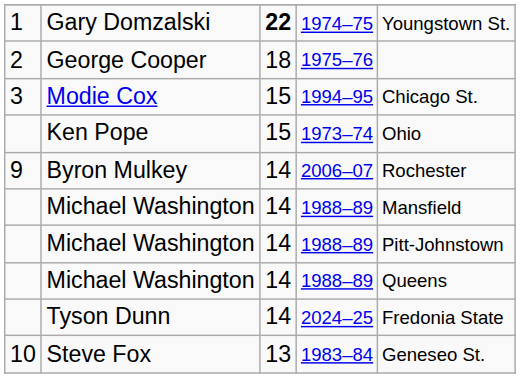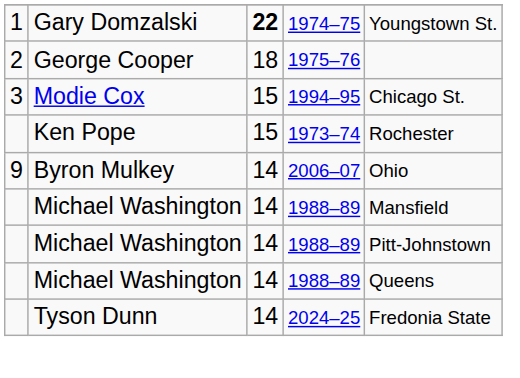(402, 134) Ohio -> (411, 134) Rochester
(424, 170) Rochester -> (389, 170) Ohio
- row: (99, 354)
